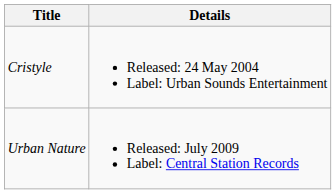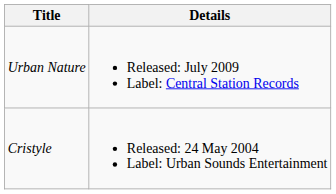rows swapped: (30, 67) <-> (47, 148)
